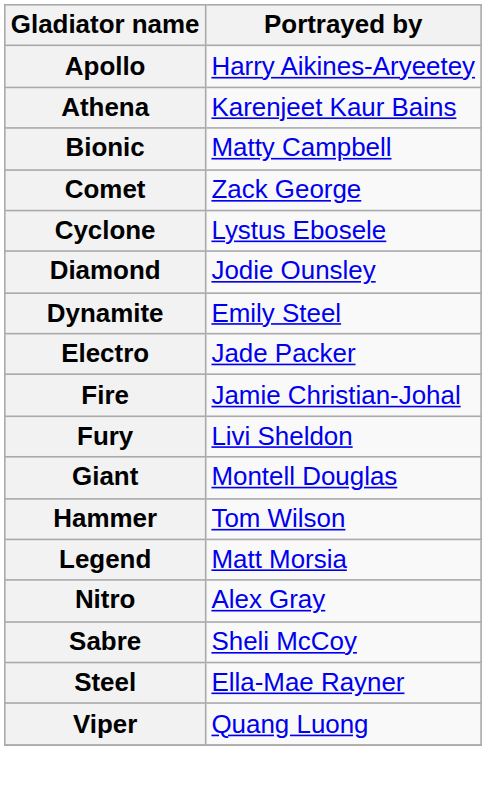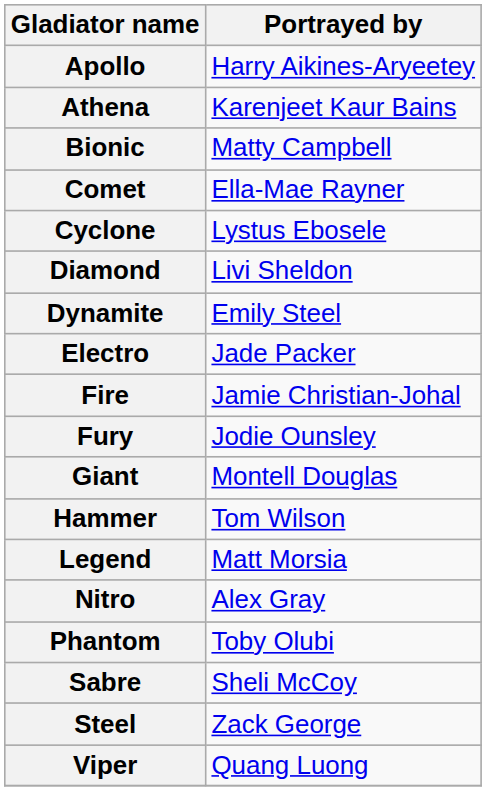(286, 189) Zack George -> (308, 189) Ella-Mae Rayner
(294, 271) Jodie Ounsley -> (282, 271) Livi Sheldon
(282, 436) Livi Sheldon -> (294, 436) Jodie Ounsley
+ row: (105, 641)
(308, 682) Ella-Mae Rayner -> (286, 723) Zack George
